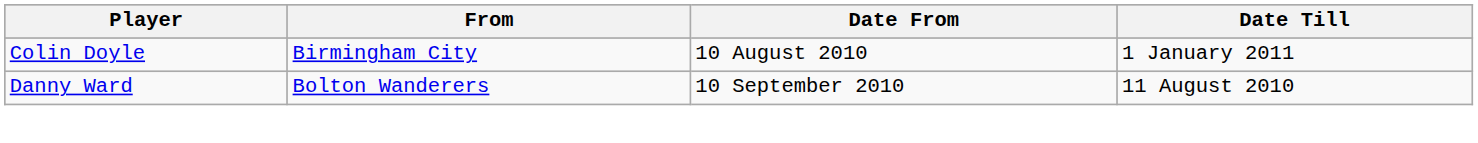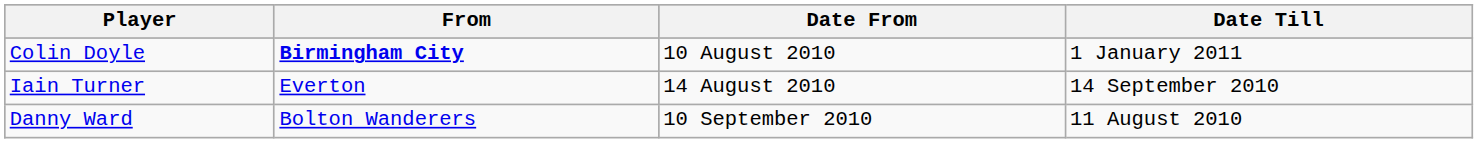(385, 55) normal -> (372, 55) bold
+ row: (77, 88)
